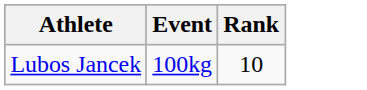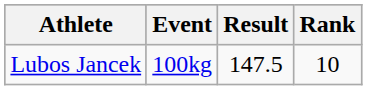+ column: (256, 24)
